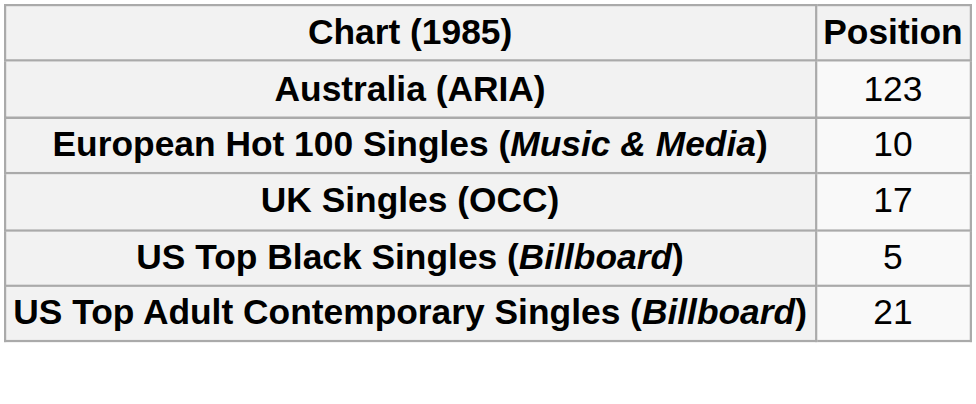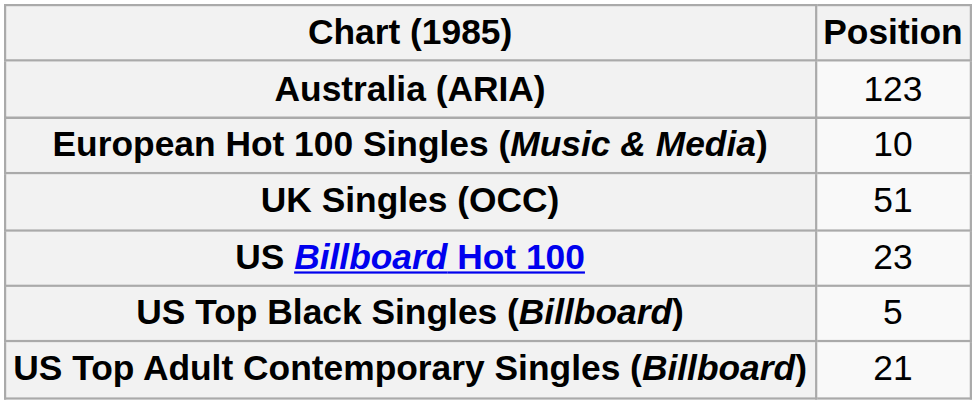(893, 200) 17 -> (893, 200) 51
+ row: (410, 256)
